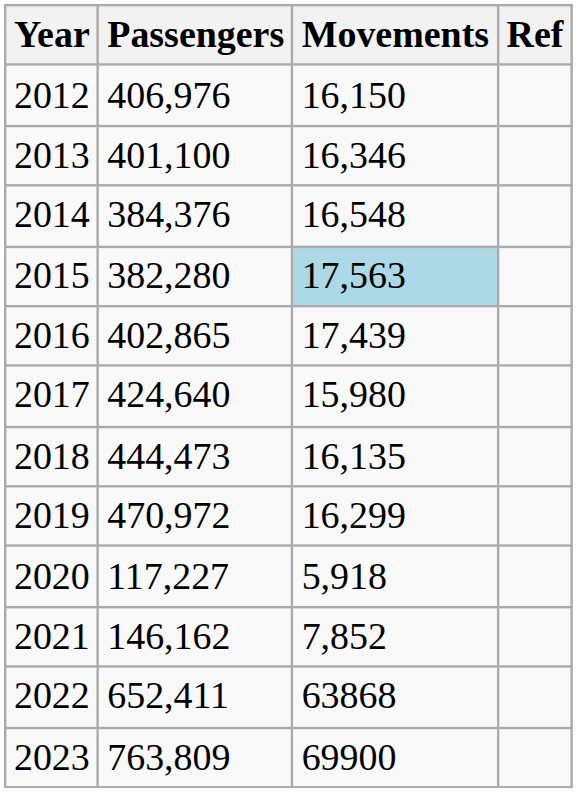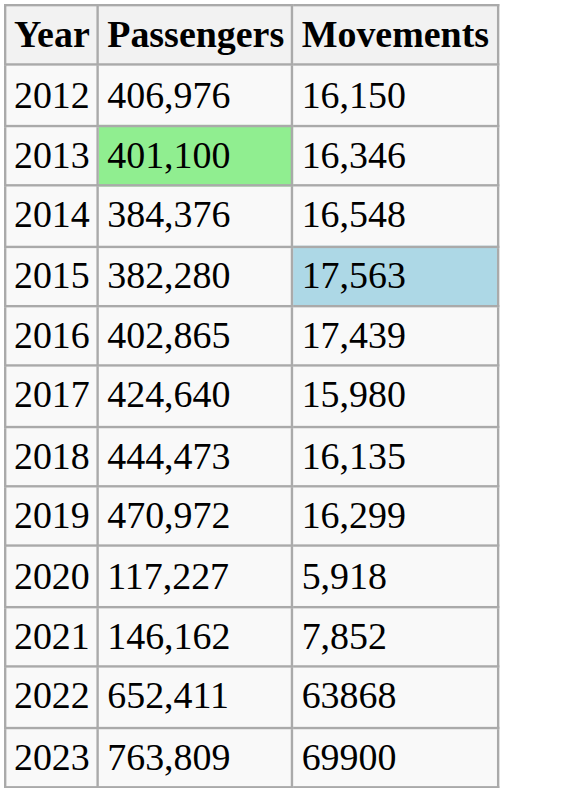- column: (535, 34)
(169, 154) no background -> (169, 154) lightgreen background
